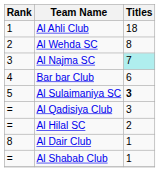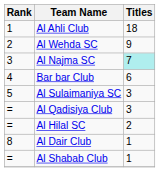(129, 45) 8 -> (129, 45) 9
(129, 93) bold -> (129, 93) normal
